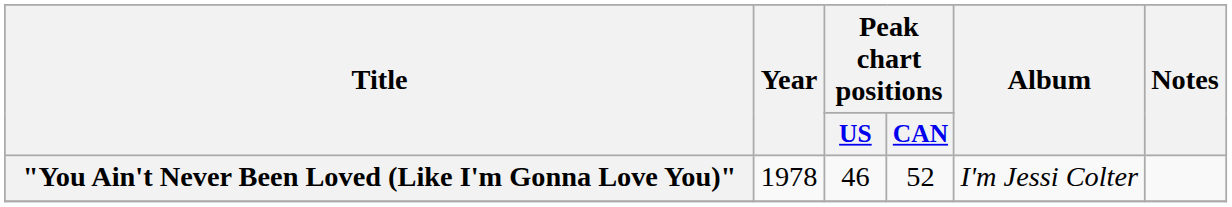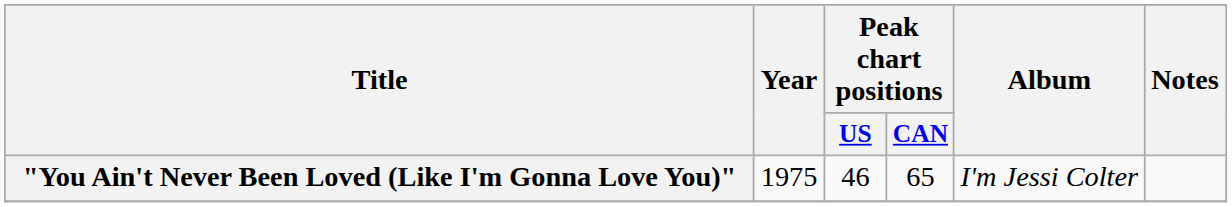(789, 177) 1978 -> (789, 177) 1975
(920, 177) 52 -> (920, 177) 65
